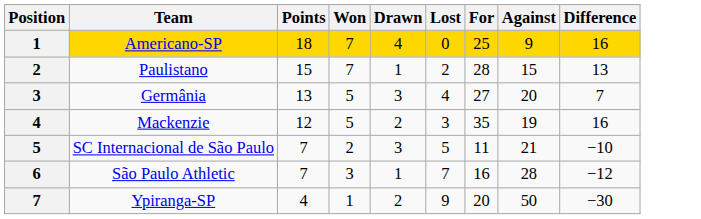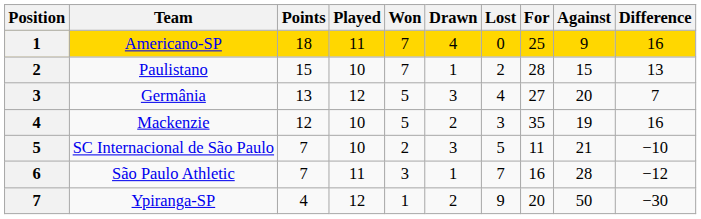+ column: (357, 17)
